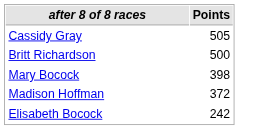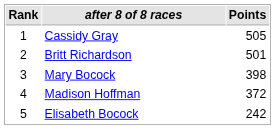+ column: (23, 15)
(220, 55) 500 -> (256, 55) 501
